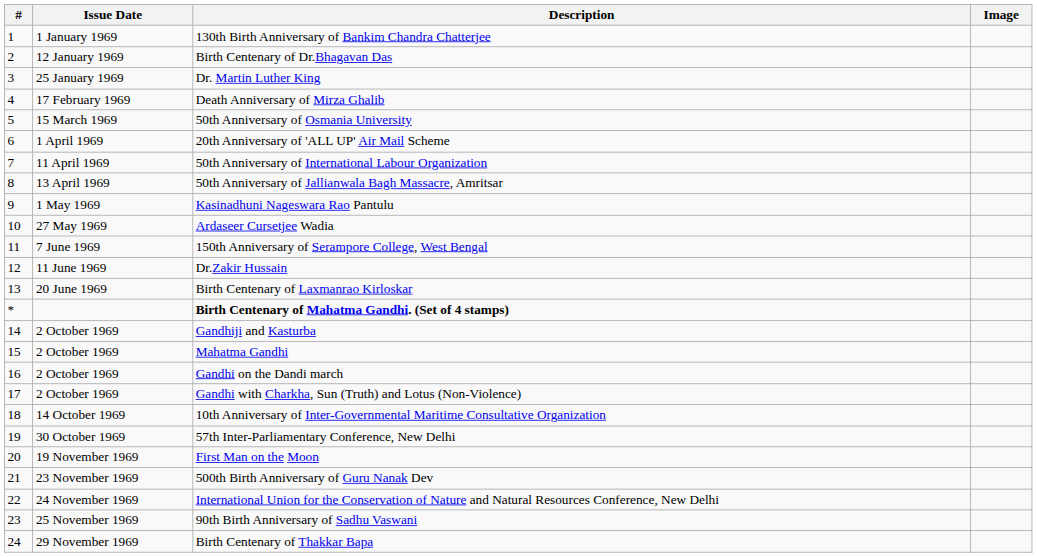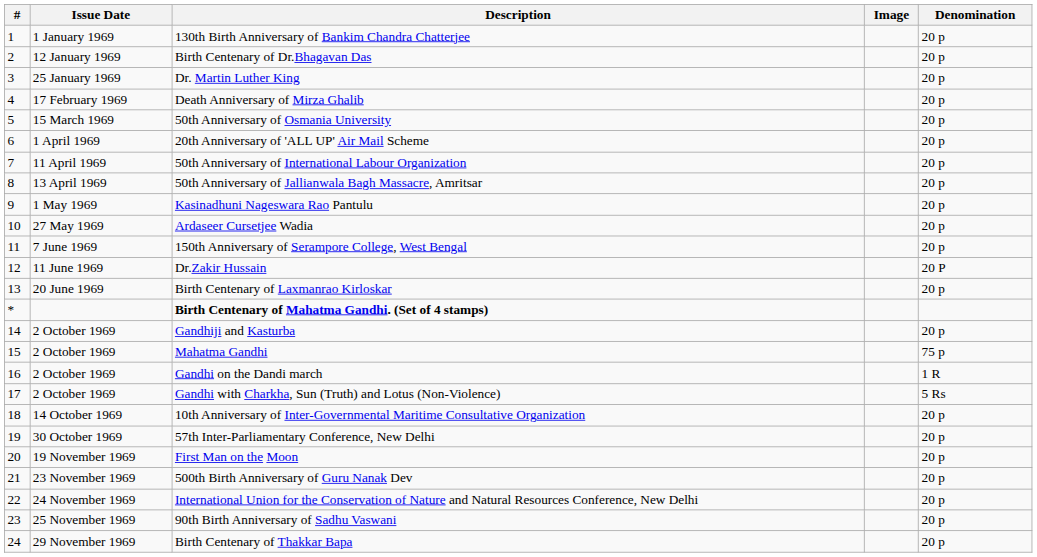+ column: (975, 15)
